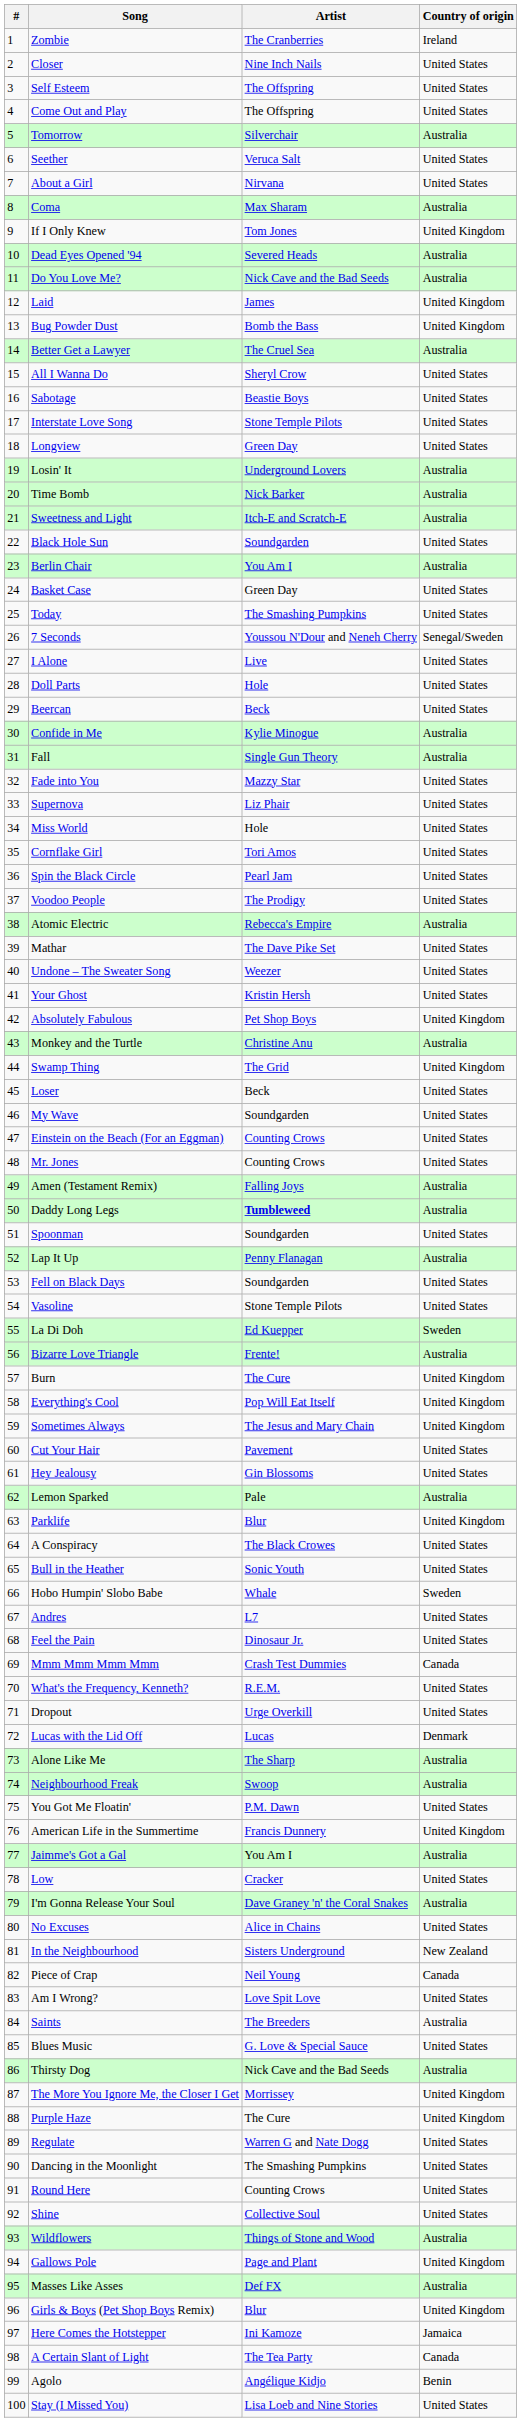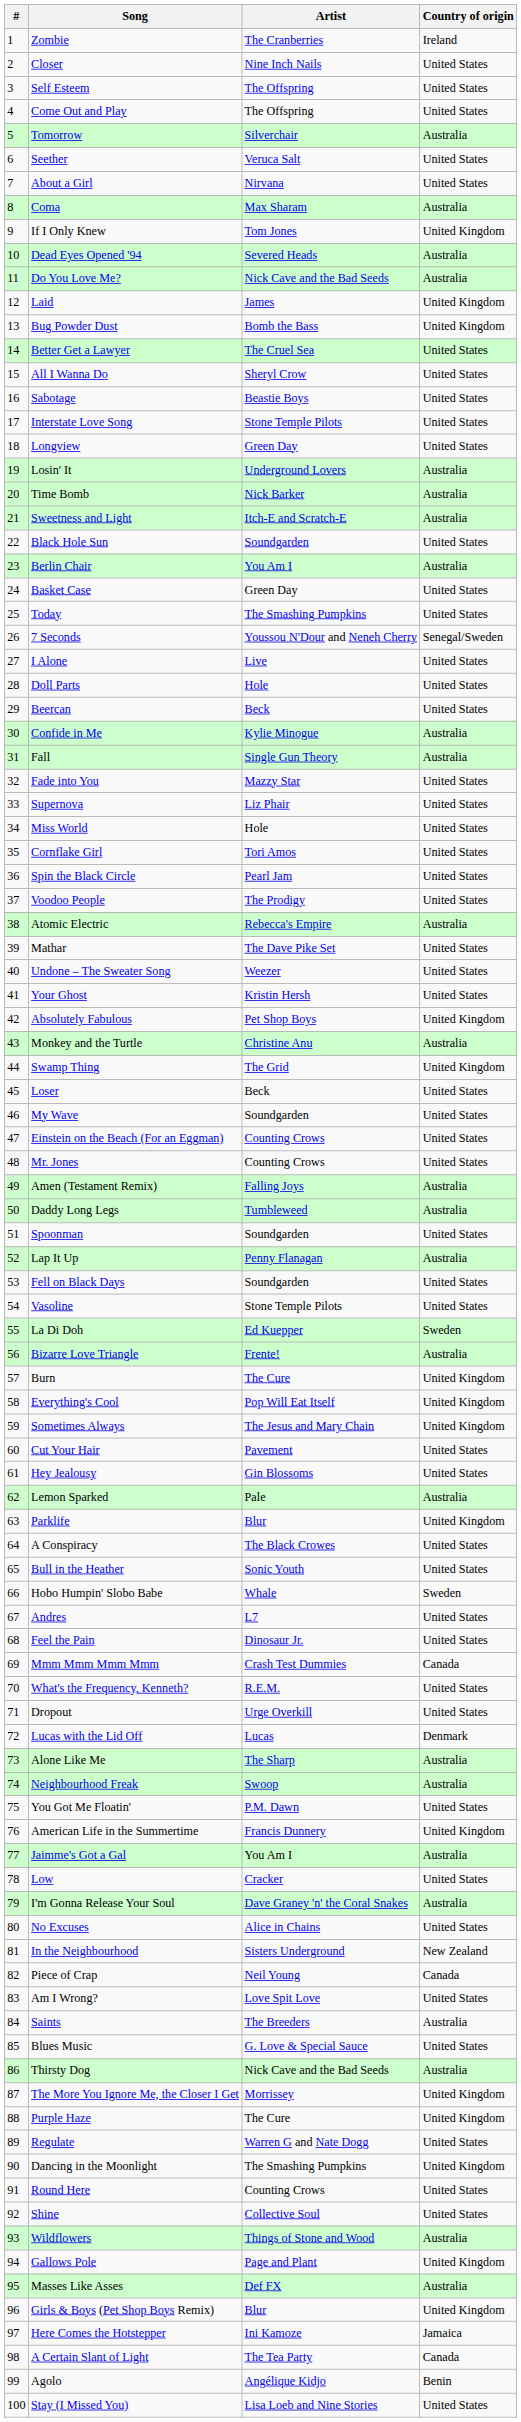(445, 350) Australia -> (455, 350) United States
(277, 1210) bold -> (276, 1210) normal
(455, 2166) United States -> (464, 2166) United Kingdom
